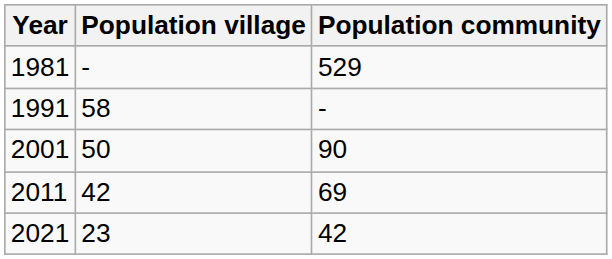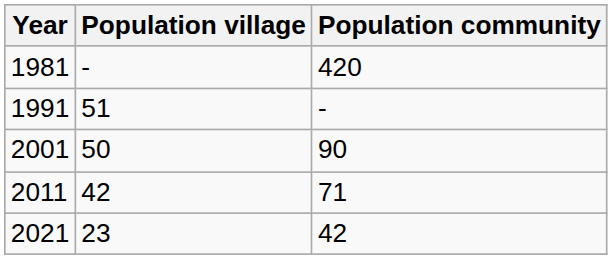(340, 66) 529 -> (340, 66) 420
(96, 108) 58 -> (96, 108) 51
(333, 191) 69 -> (333, 191) 71
